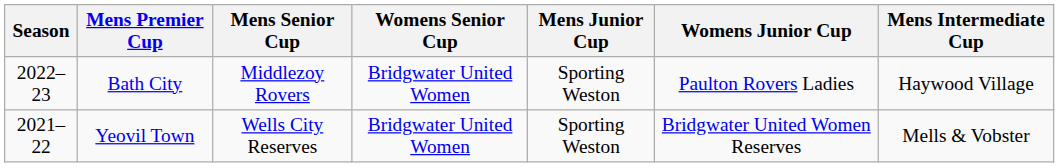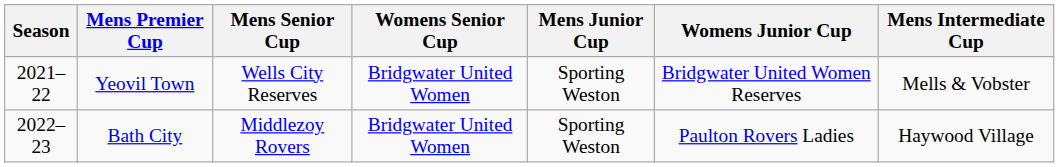rows swapped: (145, 135) <-> (145, 83)
